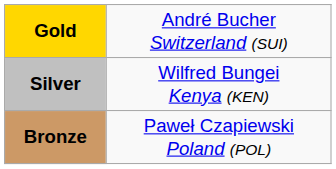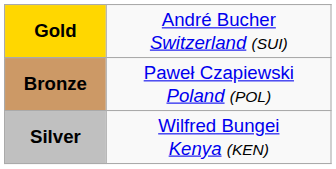rows swapped: (55, 83) <-> (55, 136)
